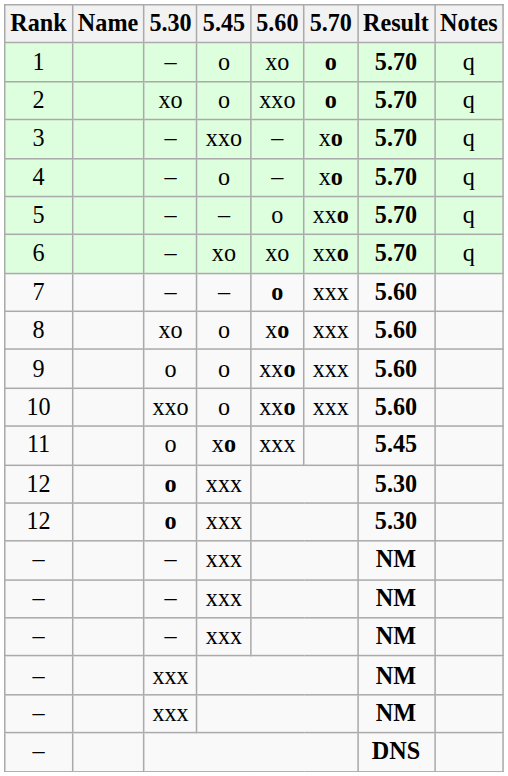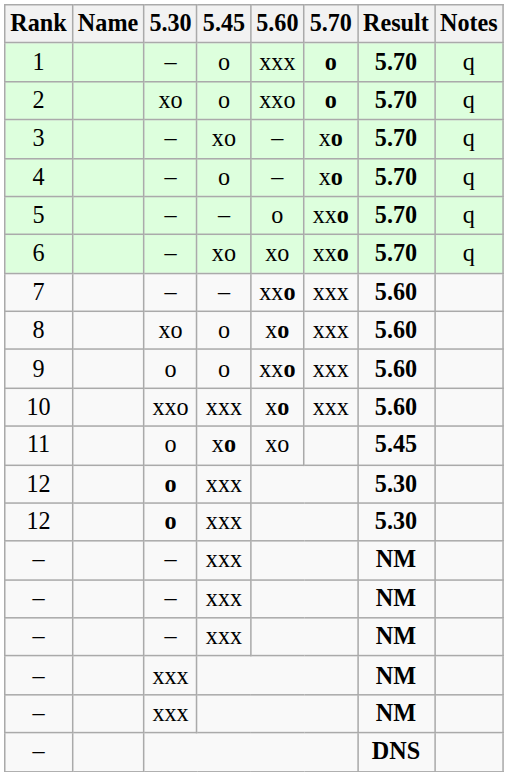(277, 61) xo -> (277, 61) xxx
(224, 138) xxo -> (224, 138) xo
(277, 291) o -> (277, 291) xxo
(224, 406) o -> (224, 406) xxx
(277, 406) xxo -> (277, 406) xo
(277, 445) xxx -> (277, 445) xo
